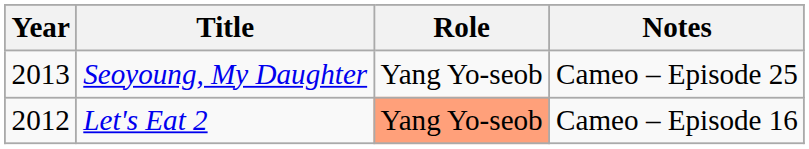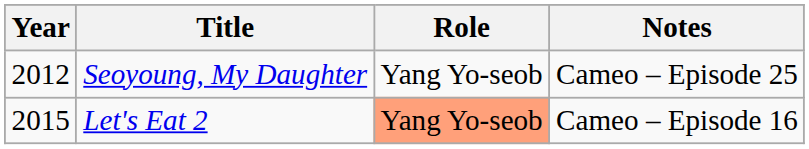(41, 73) 2013 -> (41, 73) 2012
(41, 119) 2012 -> (41, 119) 2015
